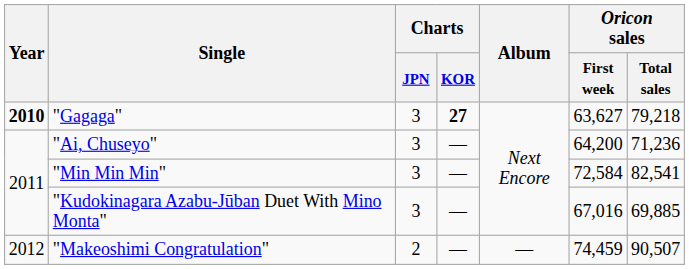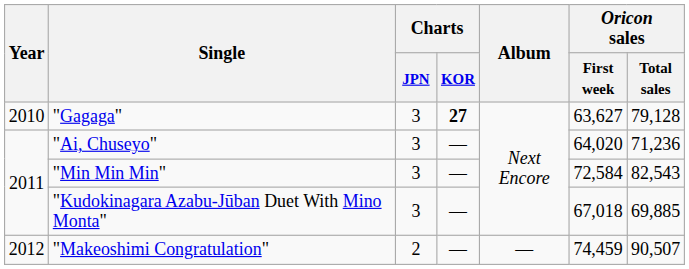(27, 115) bold -> (27, 115) normal
(656, 115) 79,218 -> (656, 115) 79,128
(598, 144) 64,200 -> (598, 144) 64,020
(656, 172) 82,541 -> (656, 172) 82,543
(598, 211) 67,016 -> (598, 211) 67,018
